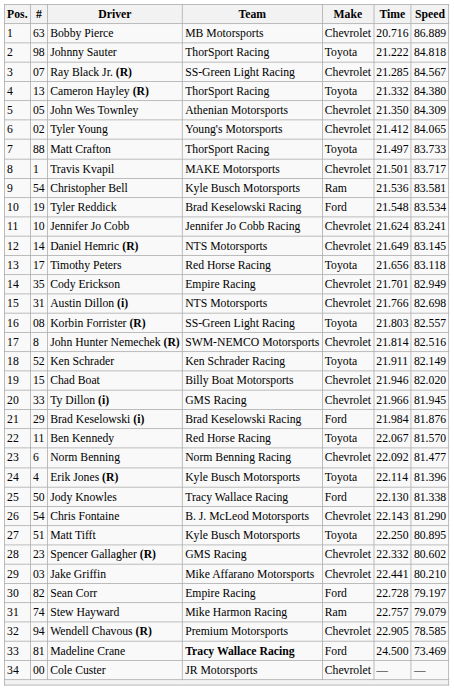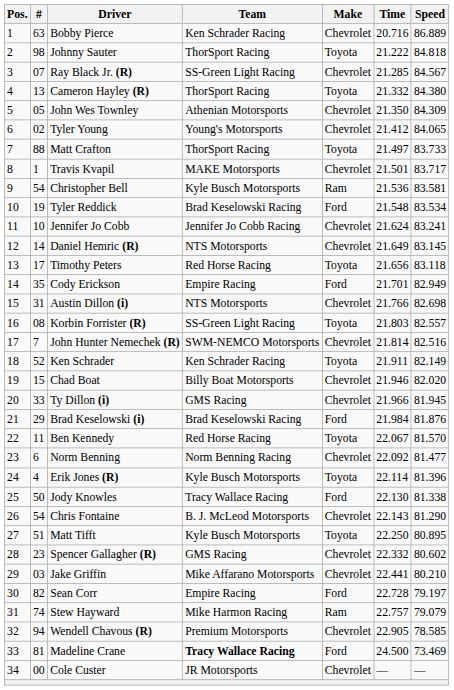(224, 33) MB Motorsports -> (235, 33) Ken Schrader Racing
(348, 284) Chevrolet -> (336, 284) Ford
(36, 342) 8 -> (36, 342) 7
